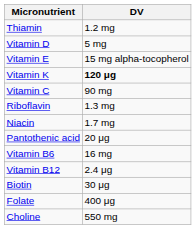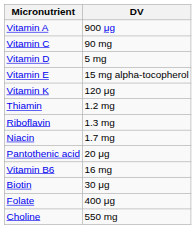+ row: (27, 28)
rows swapped: (28, 91) <-> (24, 28)
(100, 75) bold -> (100, 91) normal
- row: (33, 169)
